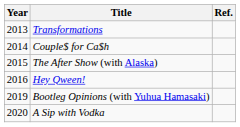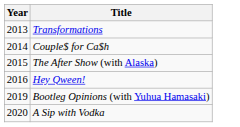- column: (224, 12)
